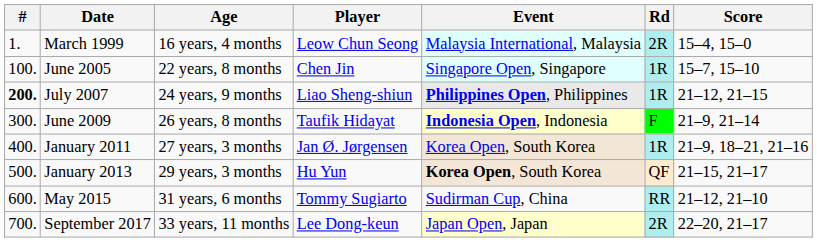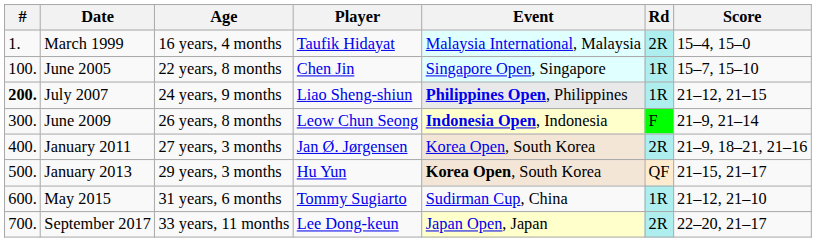(358, 43) Leow Chun Seong -> (346, 43) Taufik Hidayat
(346, 120) Taufik Hidayat -> (358, 120) Leow Chun Seong
(658, 146) 1R -> (658, 146) 2R
(659, 198) RR -> (658, 198) 1R
